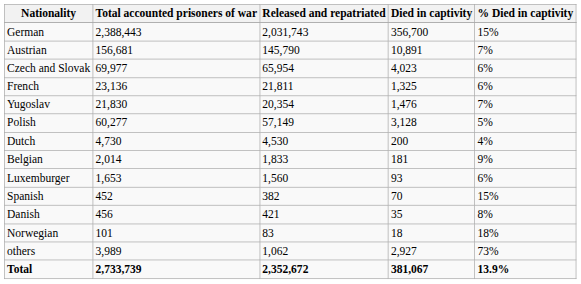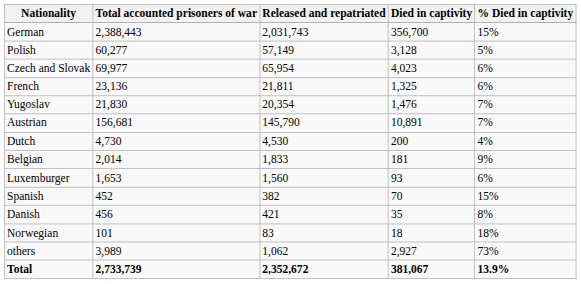rows swapped: (27, 50) <-> (21, 123)
